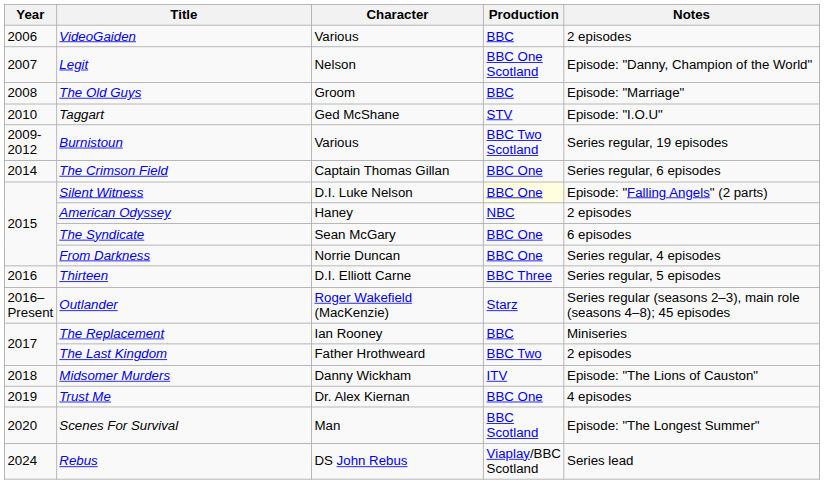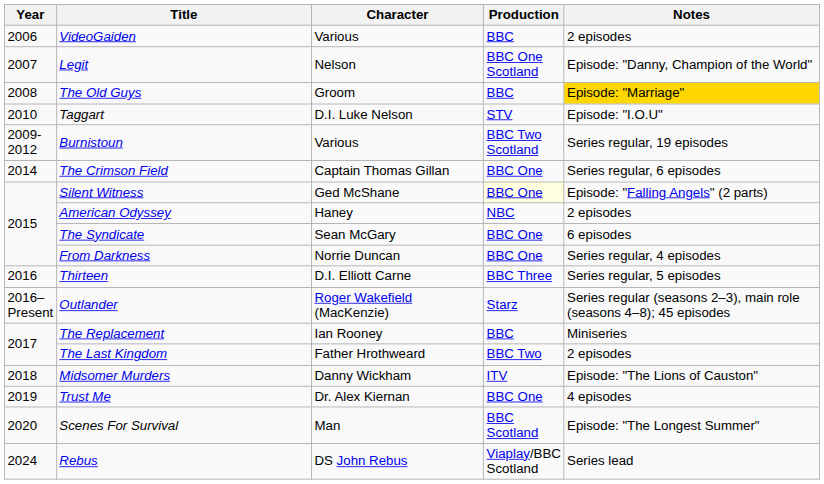(626, 93) no background -> (626, 93) gold background
(357, 114) Ged McShane -> (364, 114) D.I. Luke Nelson
(364, 192) D.I. Luke Nelson -> (357, 192) Ged McShane
